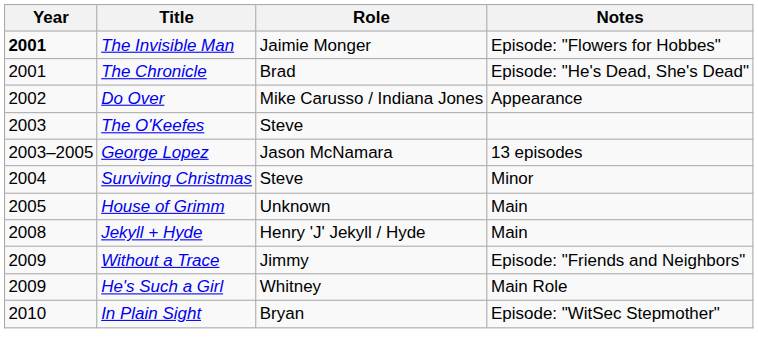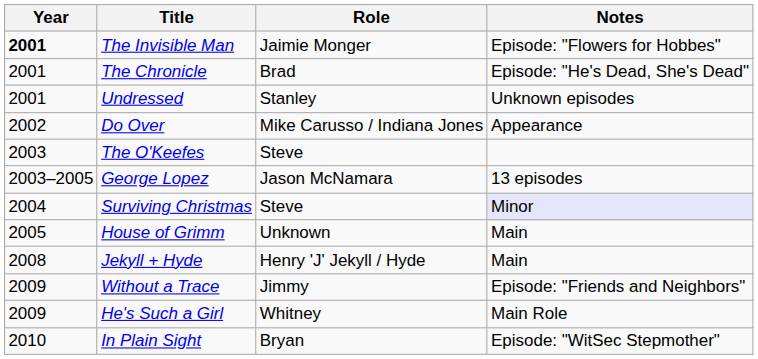+ row: (142, 98)
(512, 179) no background -> (512, 206) lavender background
